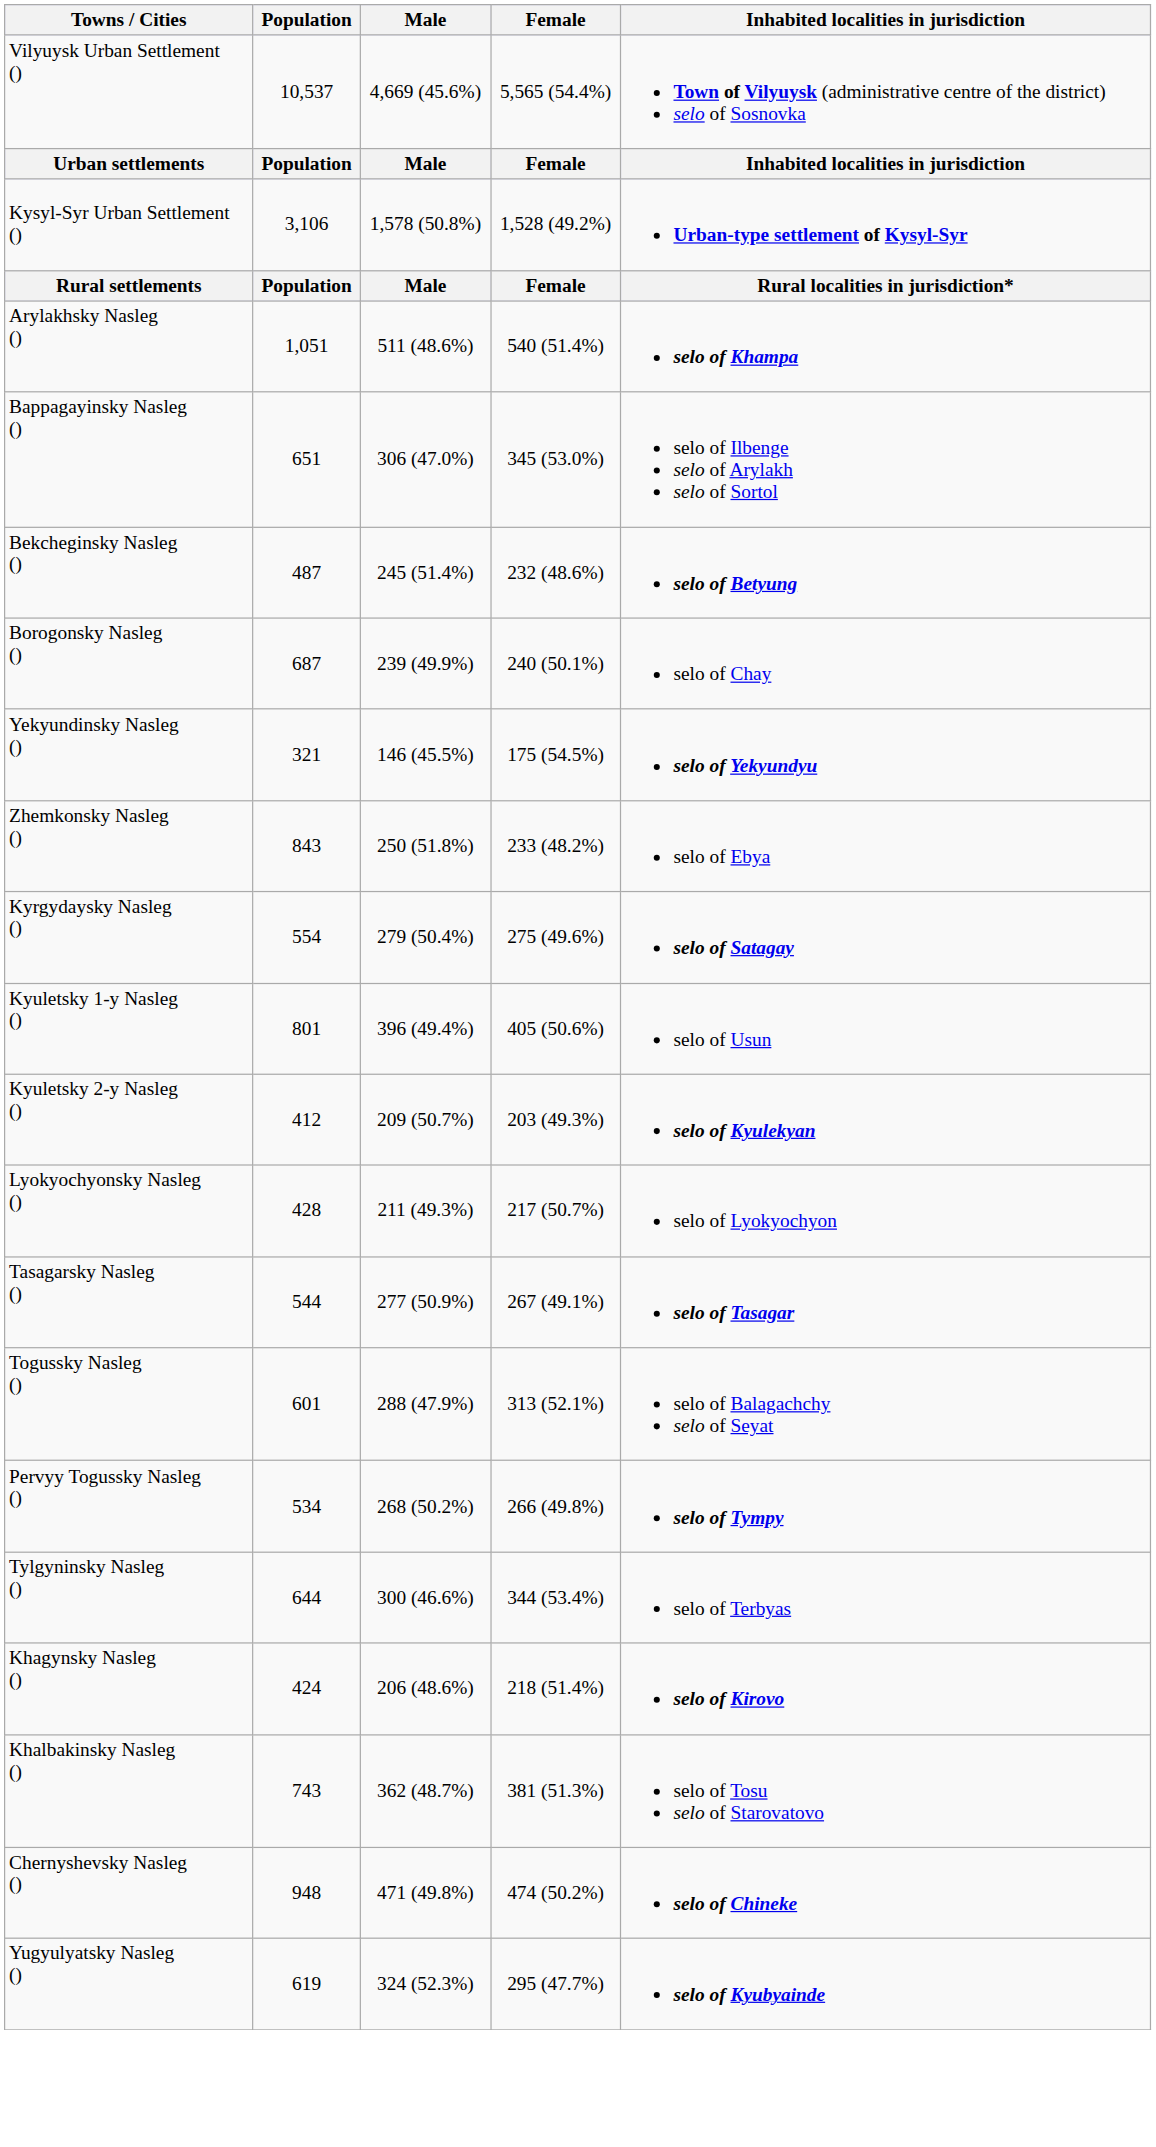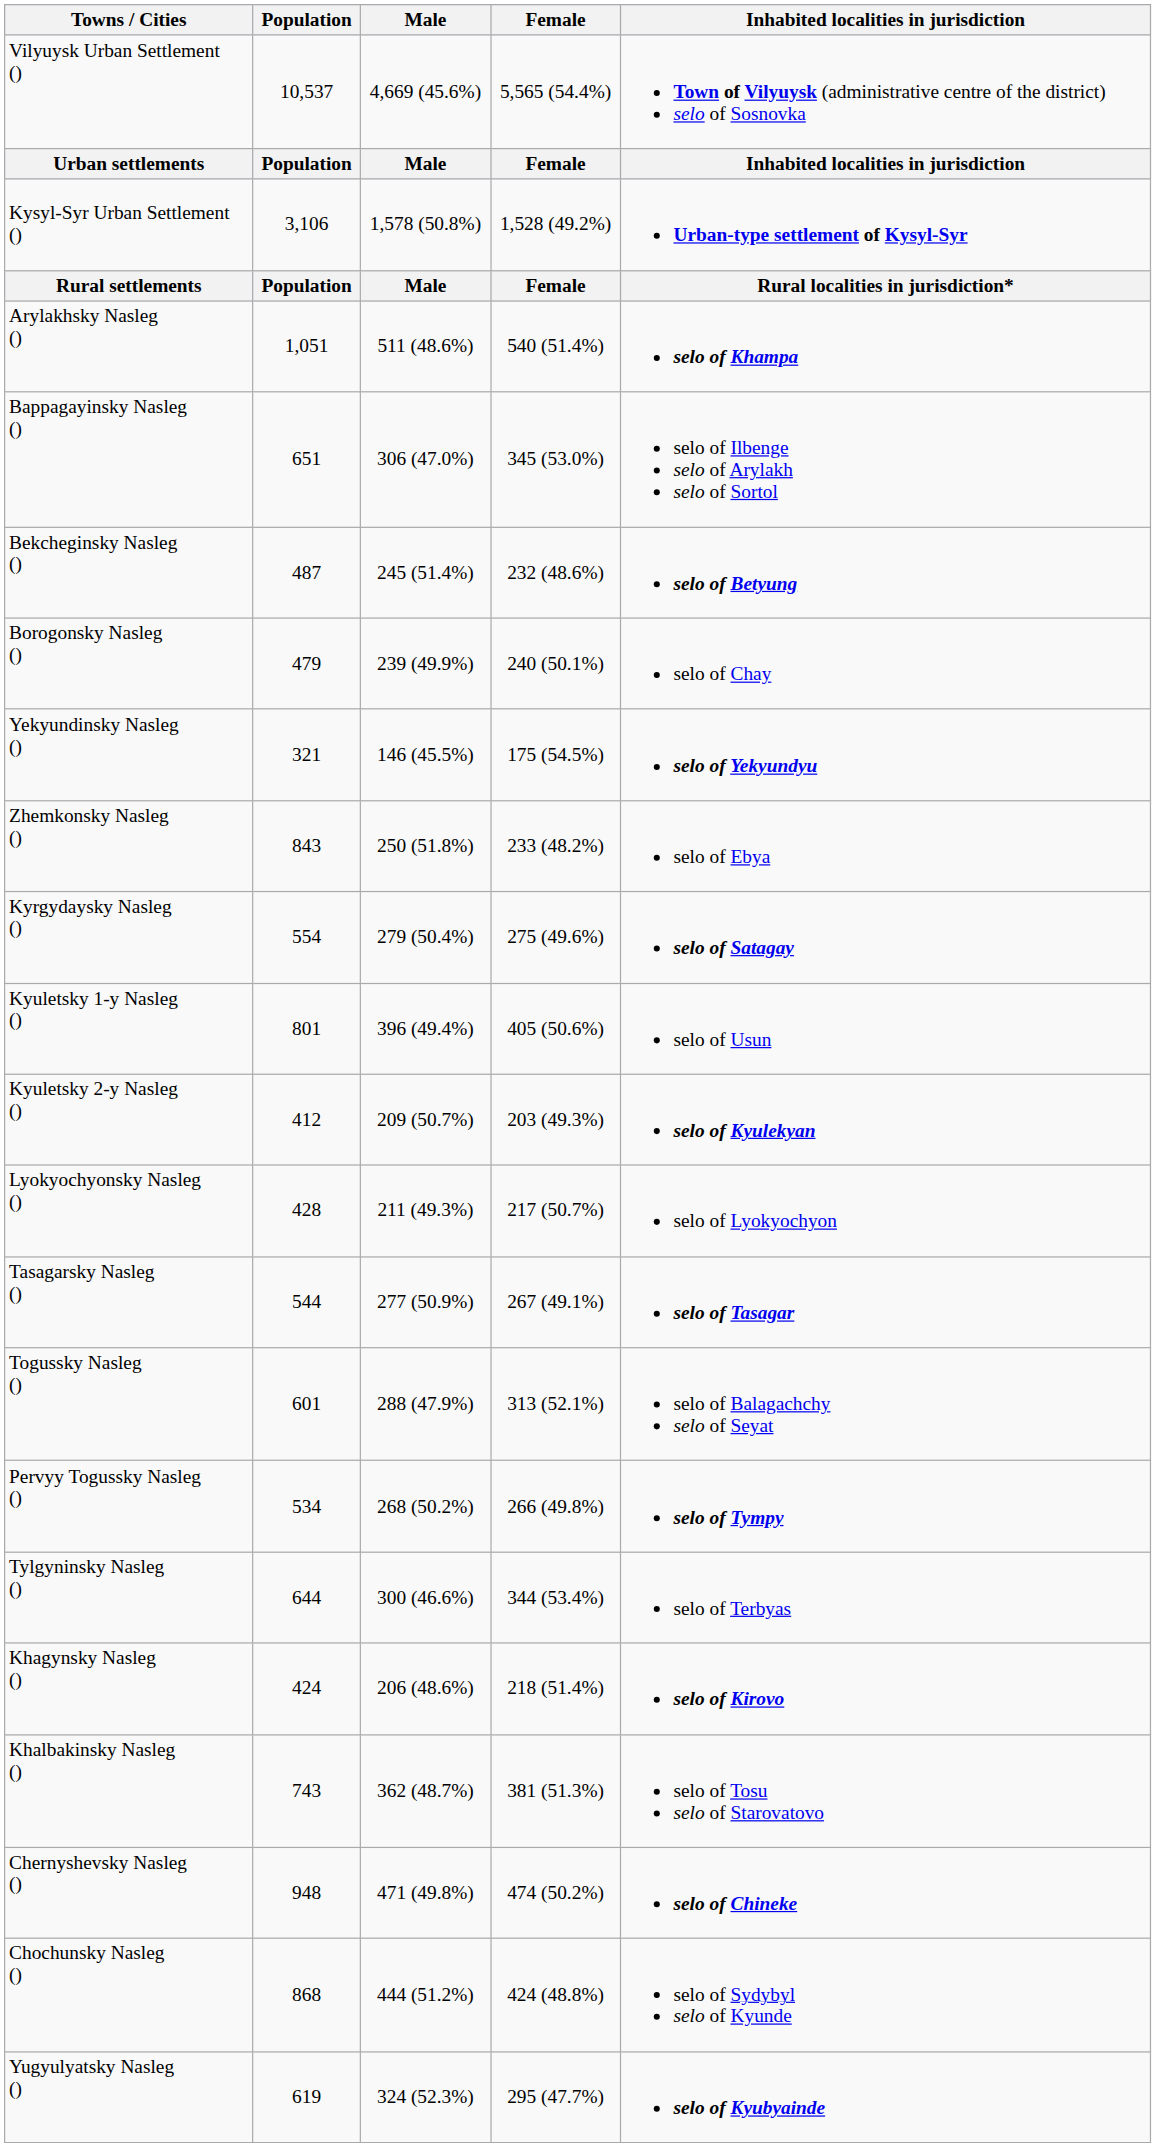(307, 663) 687 -> (307, 663) 479
+ row: (87, 1964)
